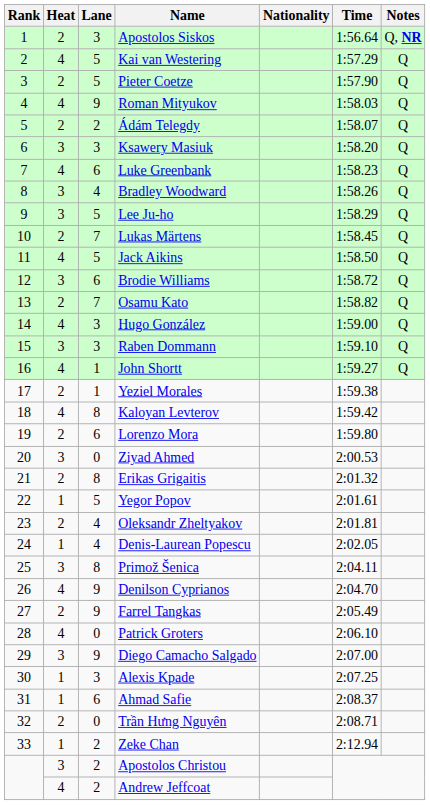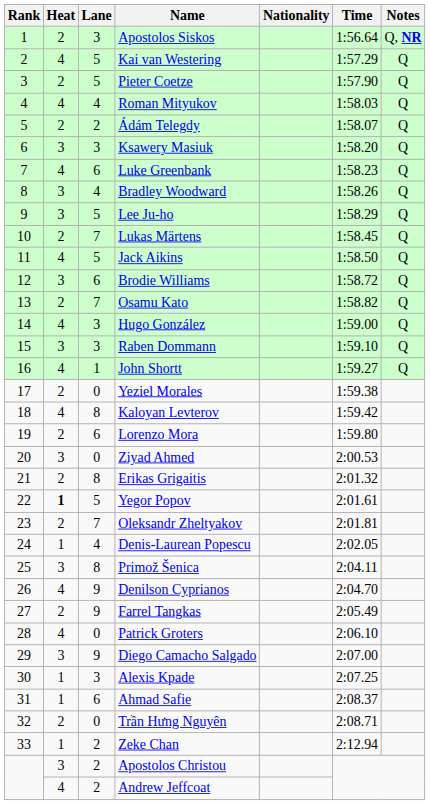(97, 103) 9 -> (97, 103) 4
(97, 390) 1 -> (97, 390) 0
(61, 501) normal -> (61, 501) bold
(97, 523) 4 -> (97, 523) 7
